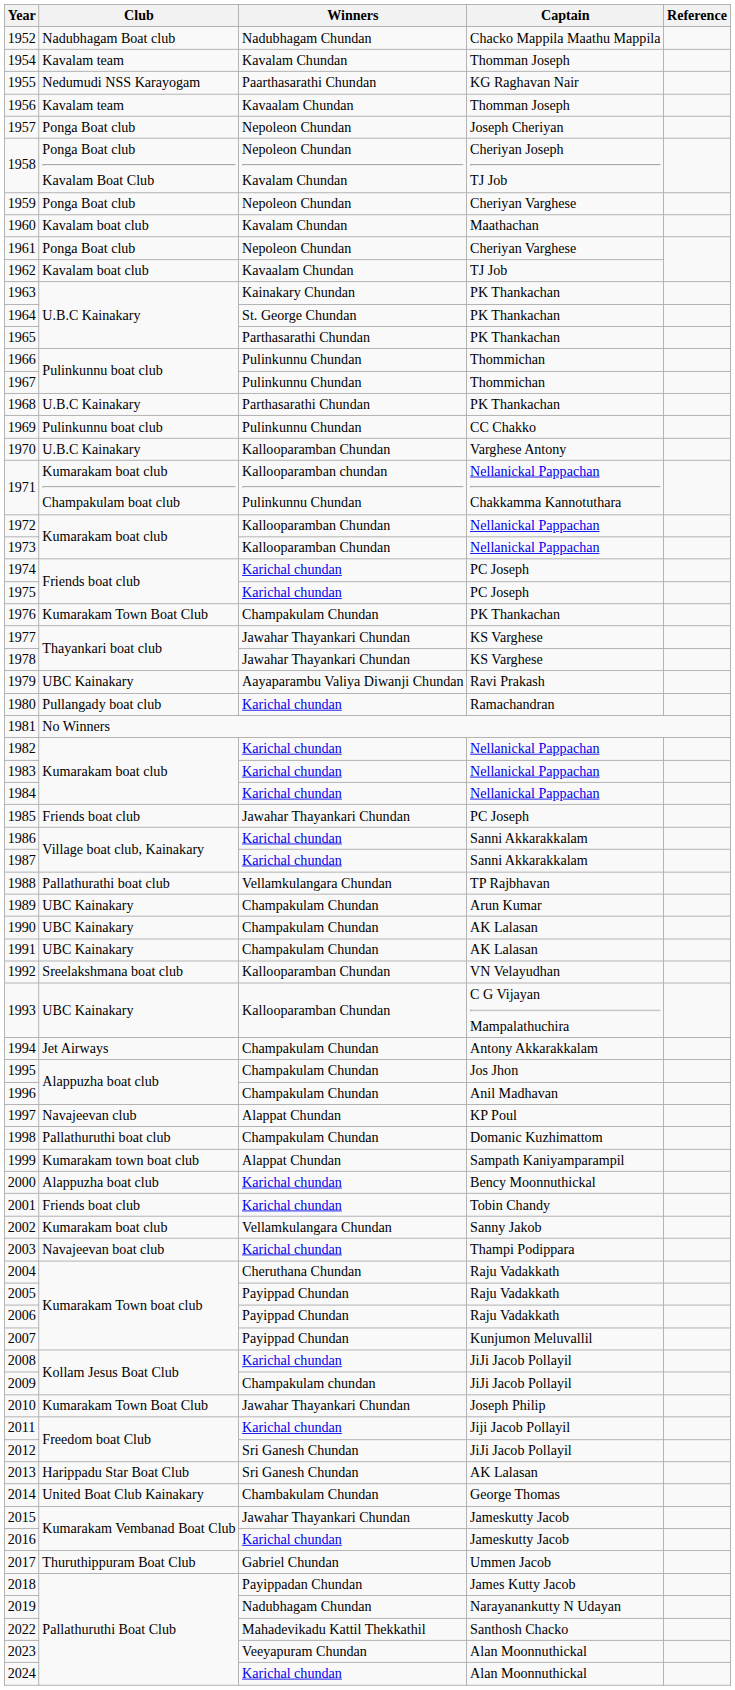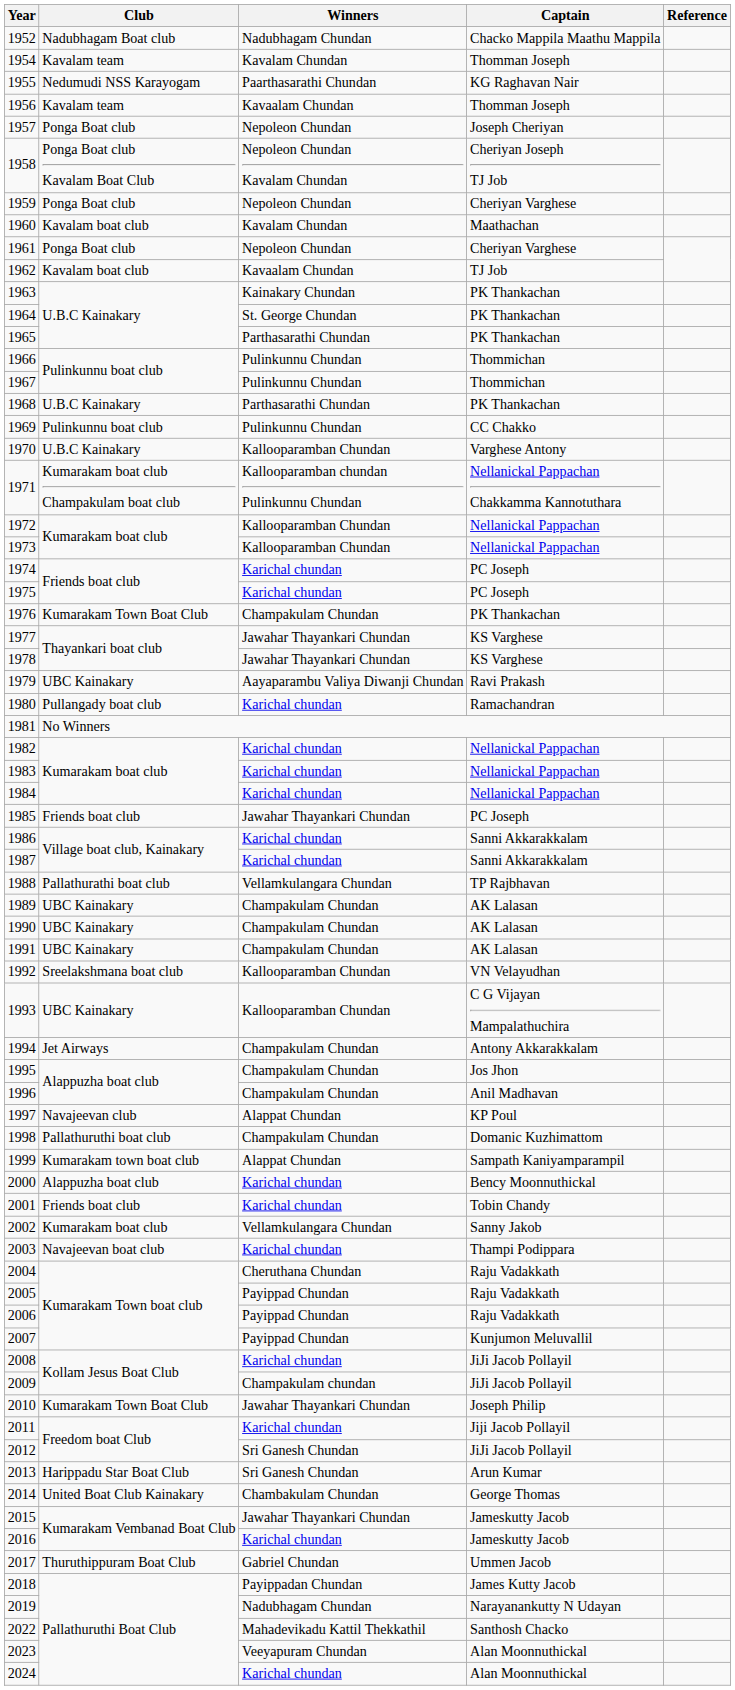(506, 905) Arun Kumar -> (504, 905) AK Lalasan
(504, 1472) AK Lalasan -> (506, 1472) Arun Kumar
